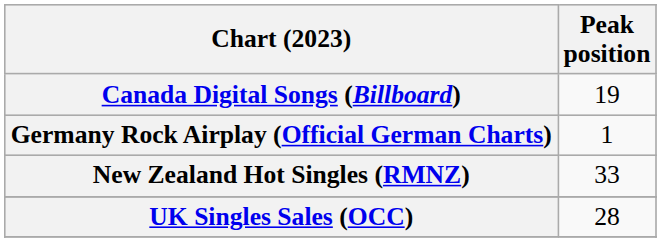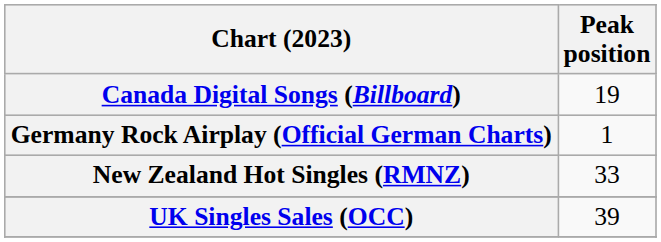(607, 216) 28 -> (607, 216) 39
